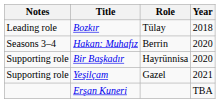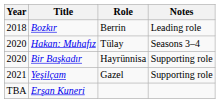columns swapped: (203, 12) <-> (38, 12)
(154, 28) Tülay -> (113, 28) Berrin
(155, 43) Berrin -> (112, 43) Tülay
